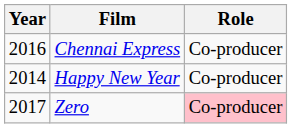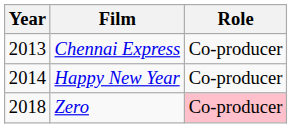(27, 48) 2016 -> (27, 48) 2013
(27, 107) 2017 -> (27, 107) 2018
